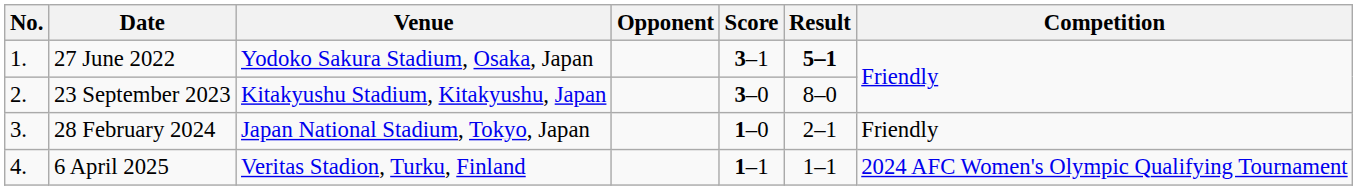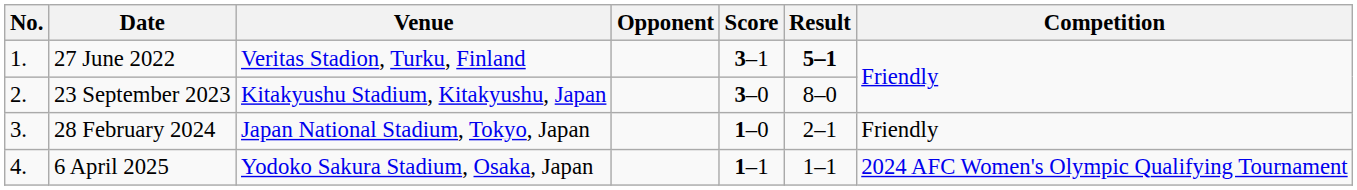(417, 58) Yodoko Sakura Stadium, Osaka, Japan -> (383, 58) Veritas Stadion, Turku, Finland
(383, 166) Veritas Stadion, Turku, Finland -> (417, 166) Yodoko Sakura Stadium, Osaka, Japan
